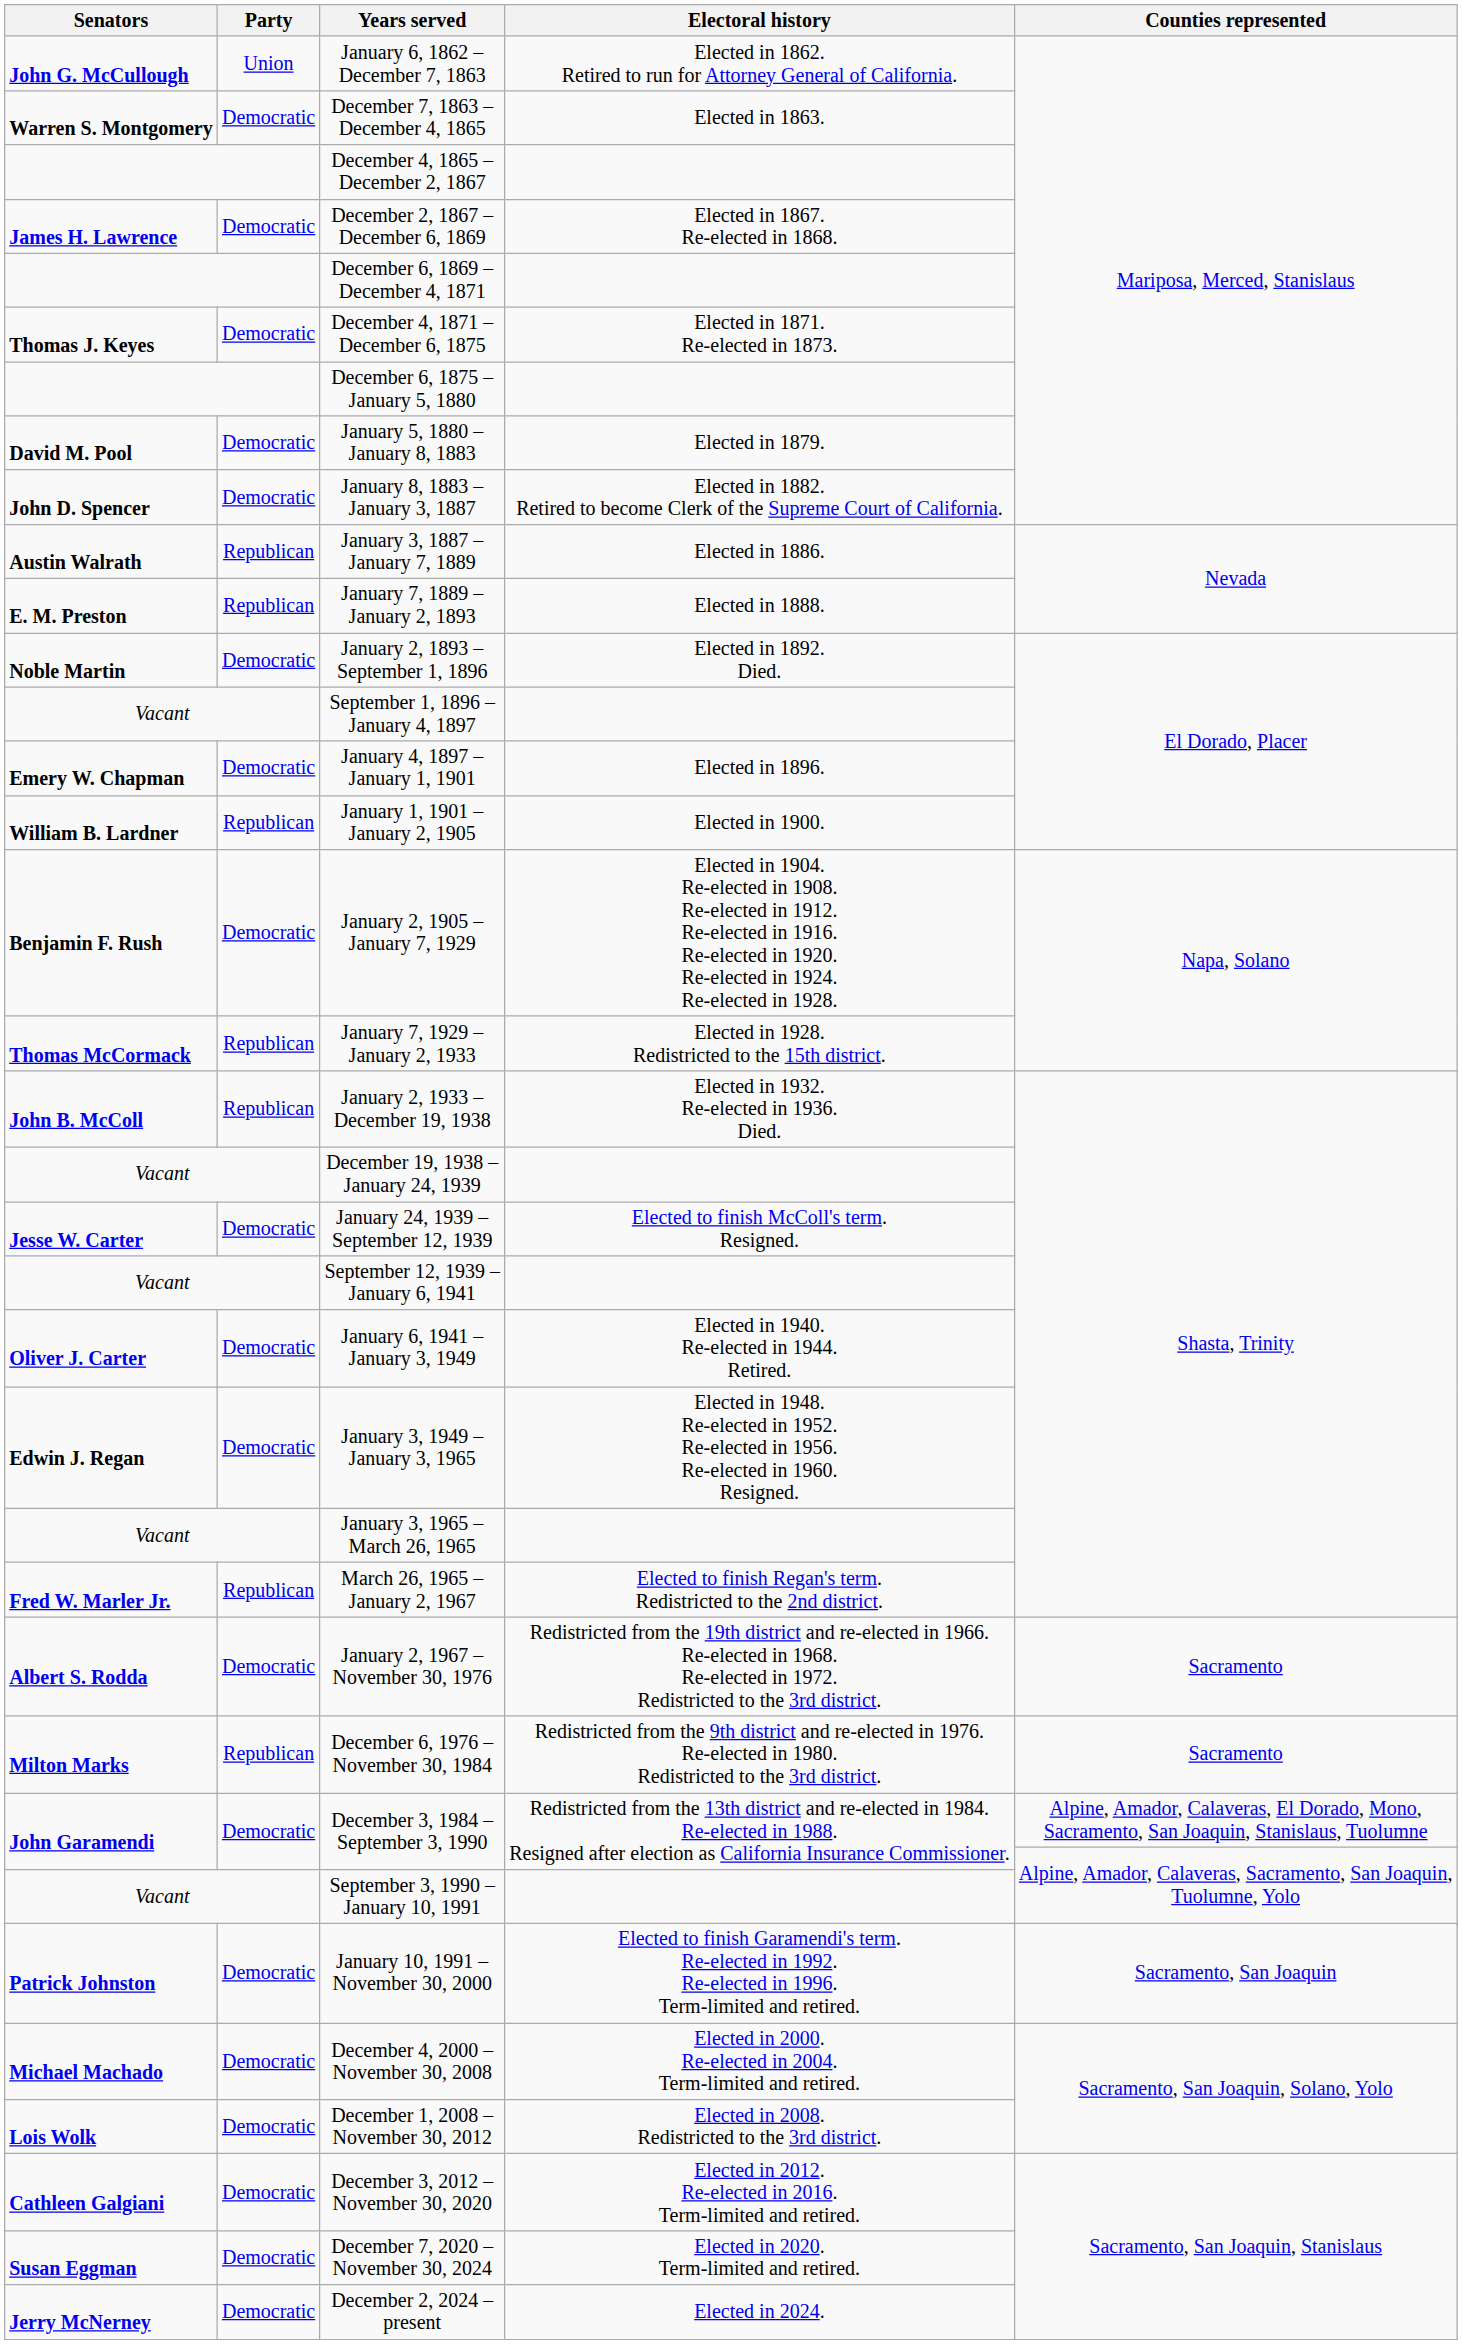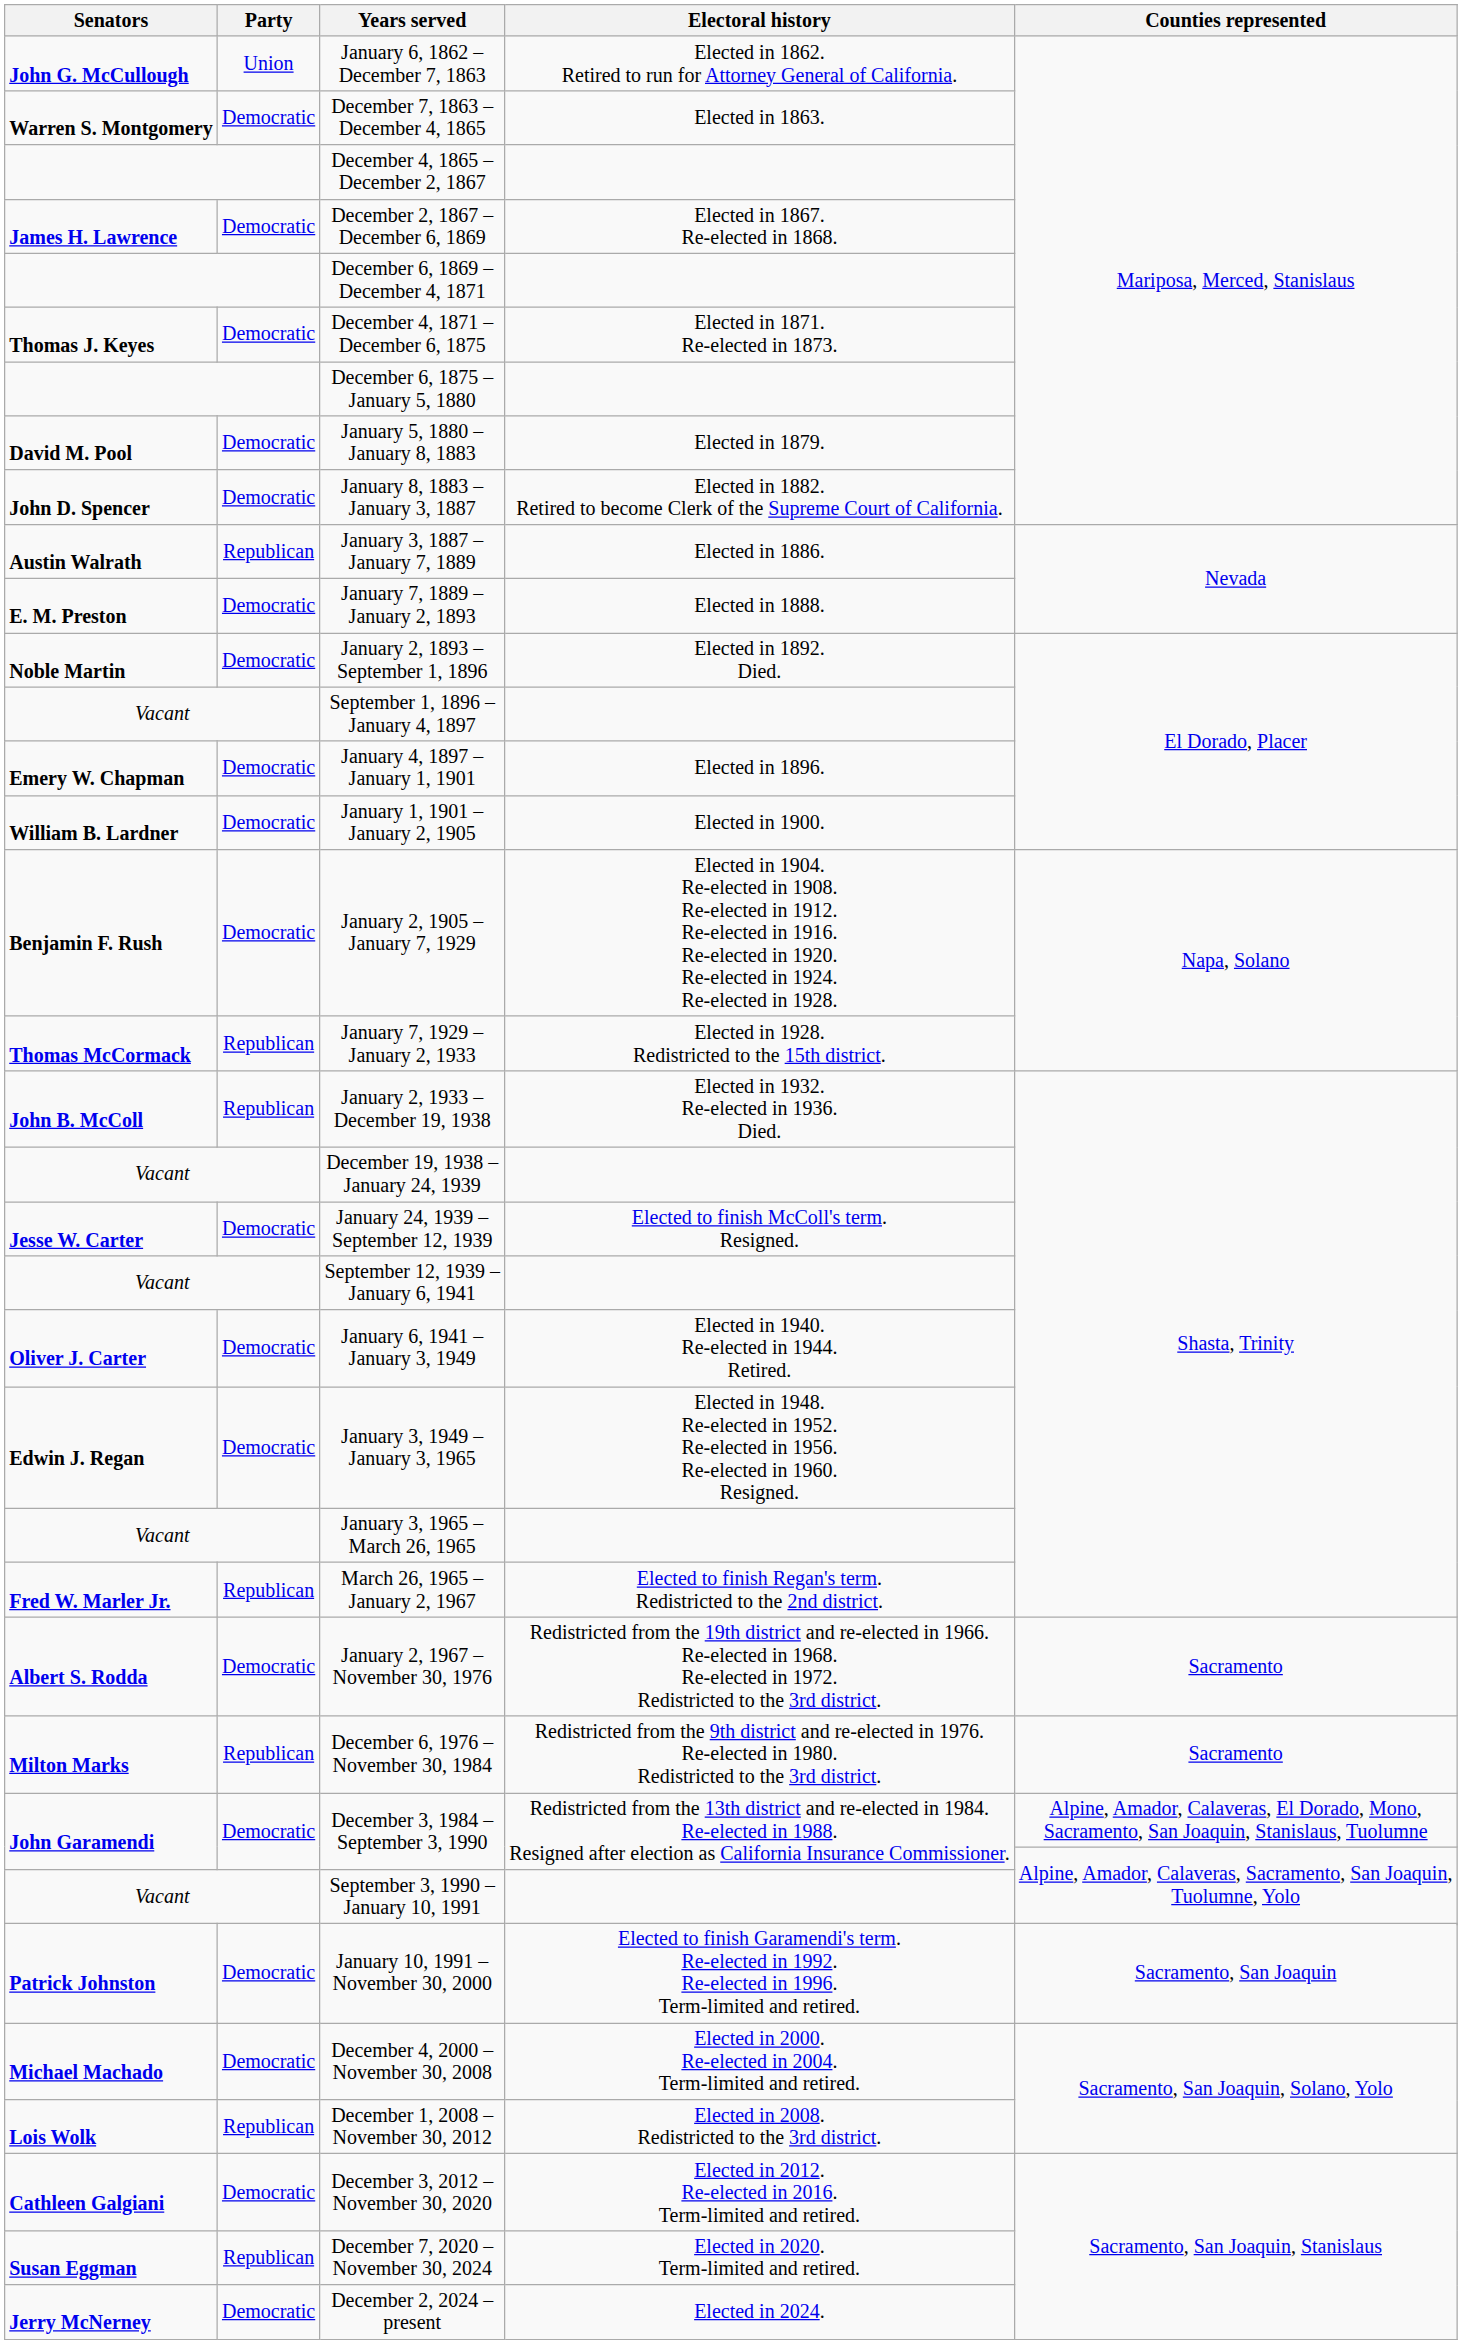(269, 605) Republican -> (269, 605) Democratic
(269, 822) Republican -> (269, 822) Democratic
(269, 2126) Democratic -> (269, 2126) Republican
(269, 2257) Democratic -> (269, 2257) Republican
